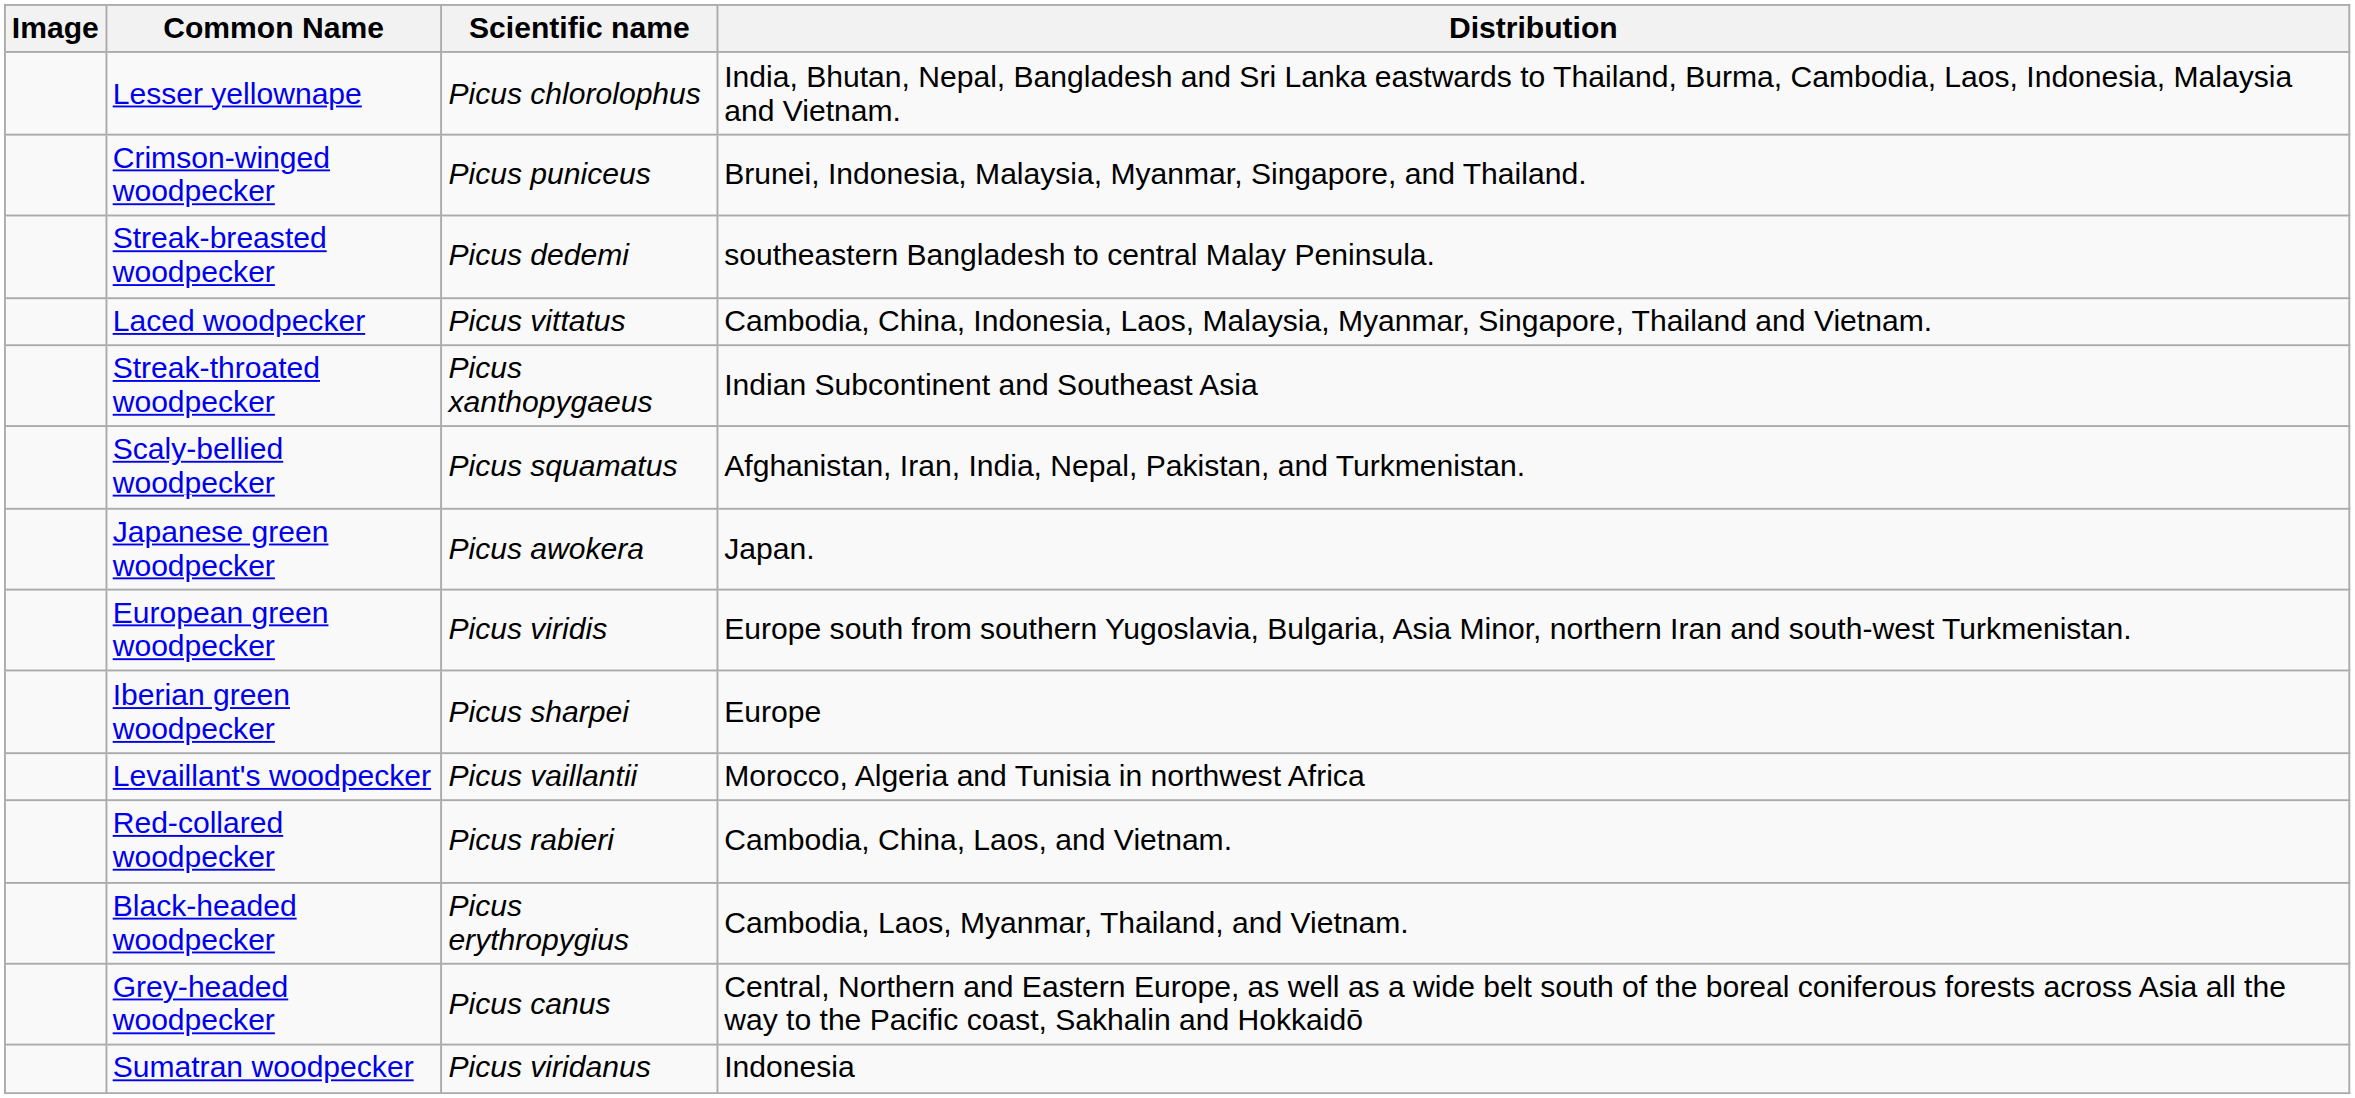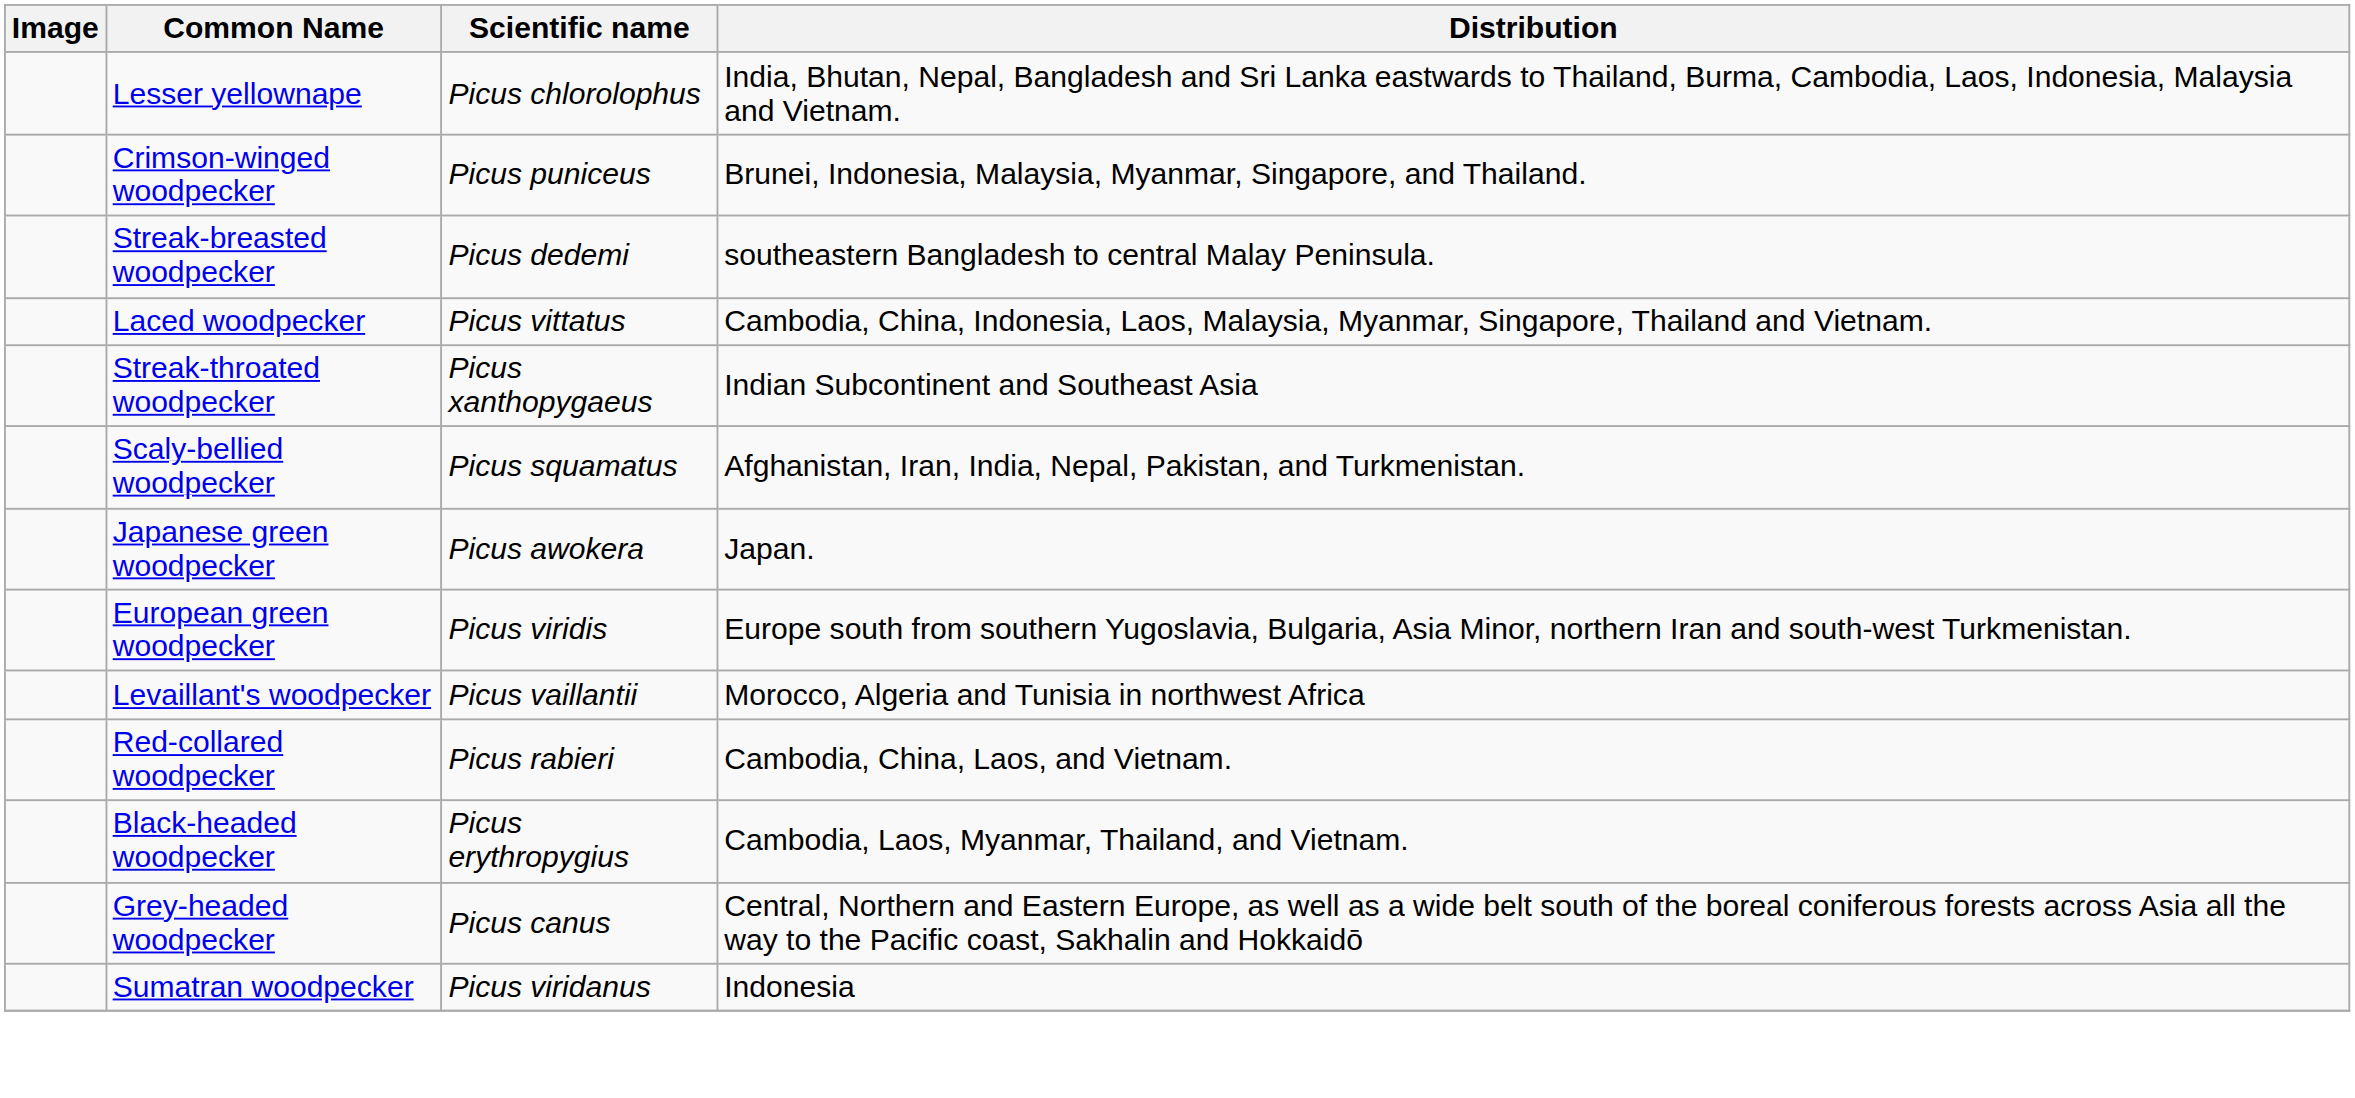- row: (201, 711)
